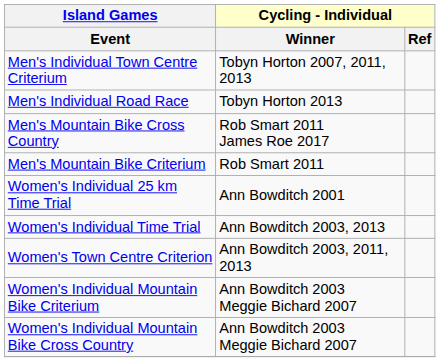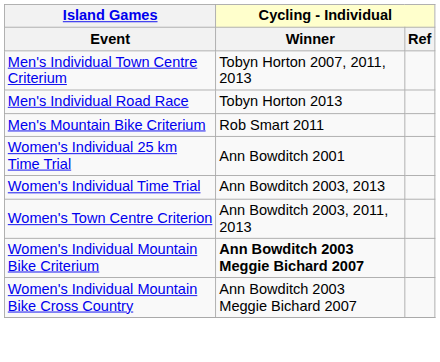- row: (96, 132)
(288, 297) normal -> (292, 258) bold
